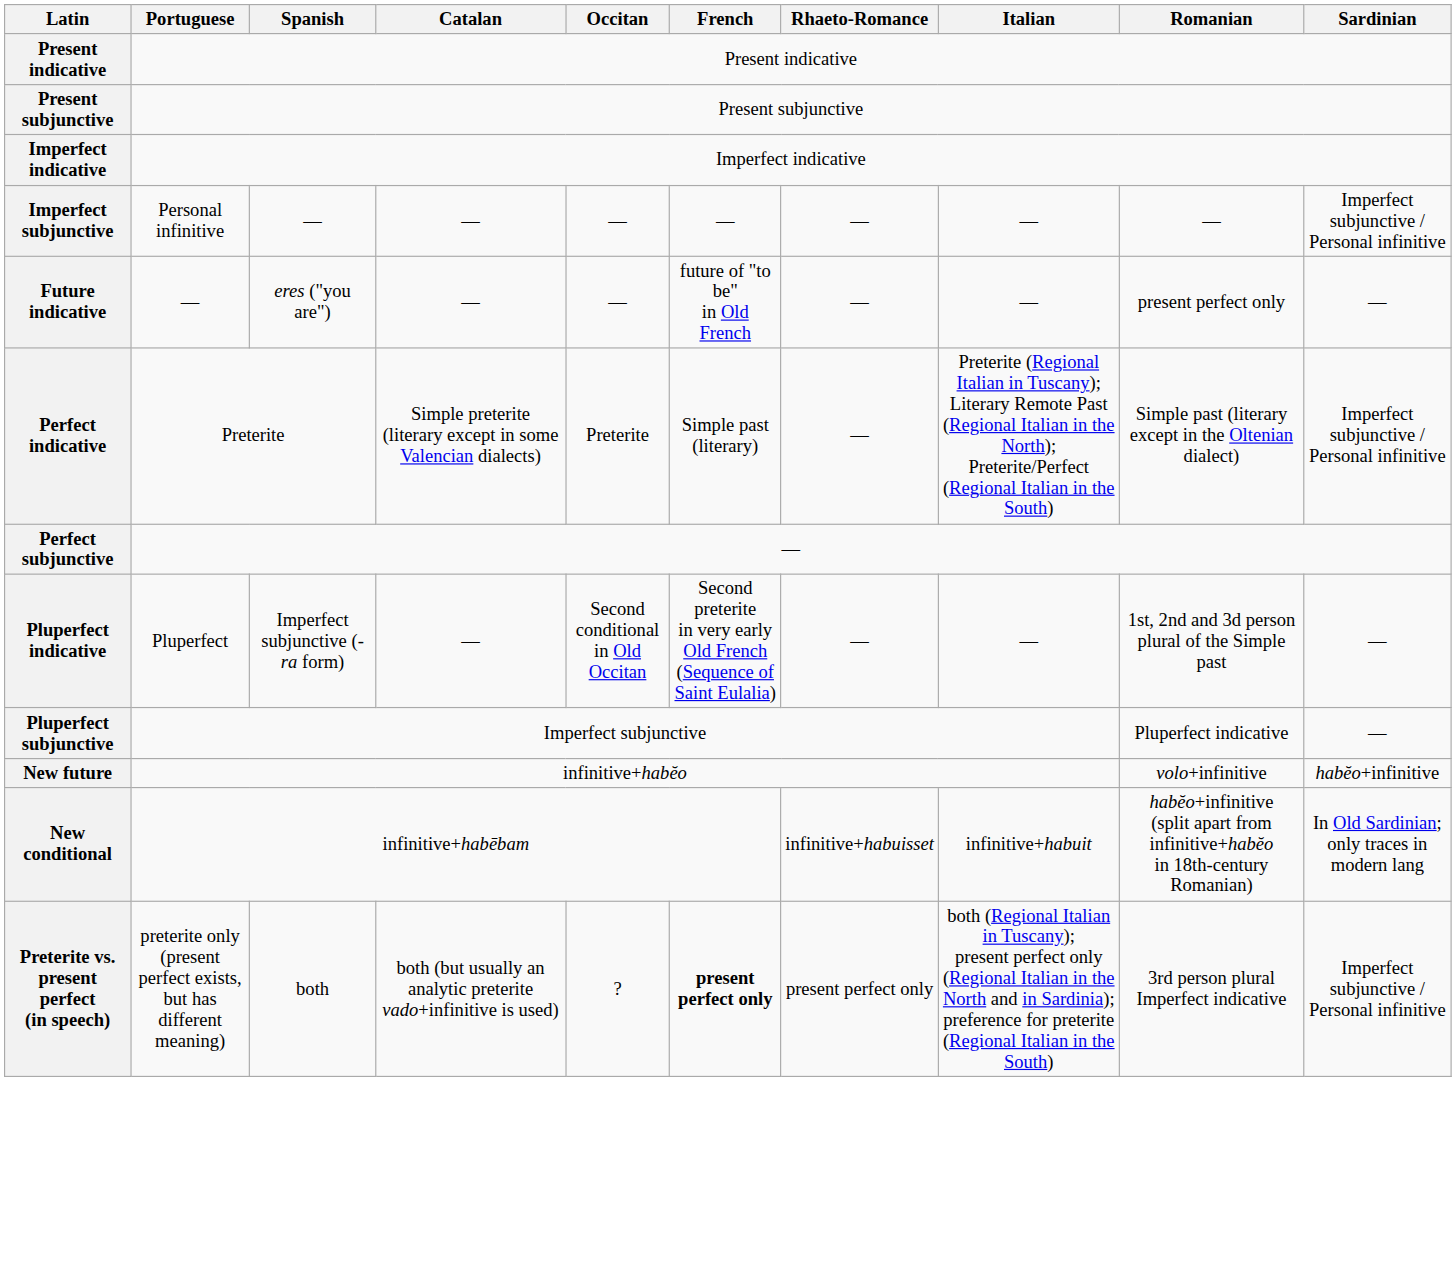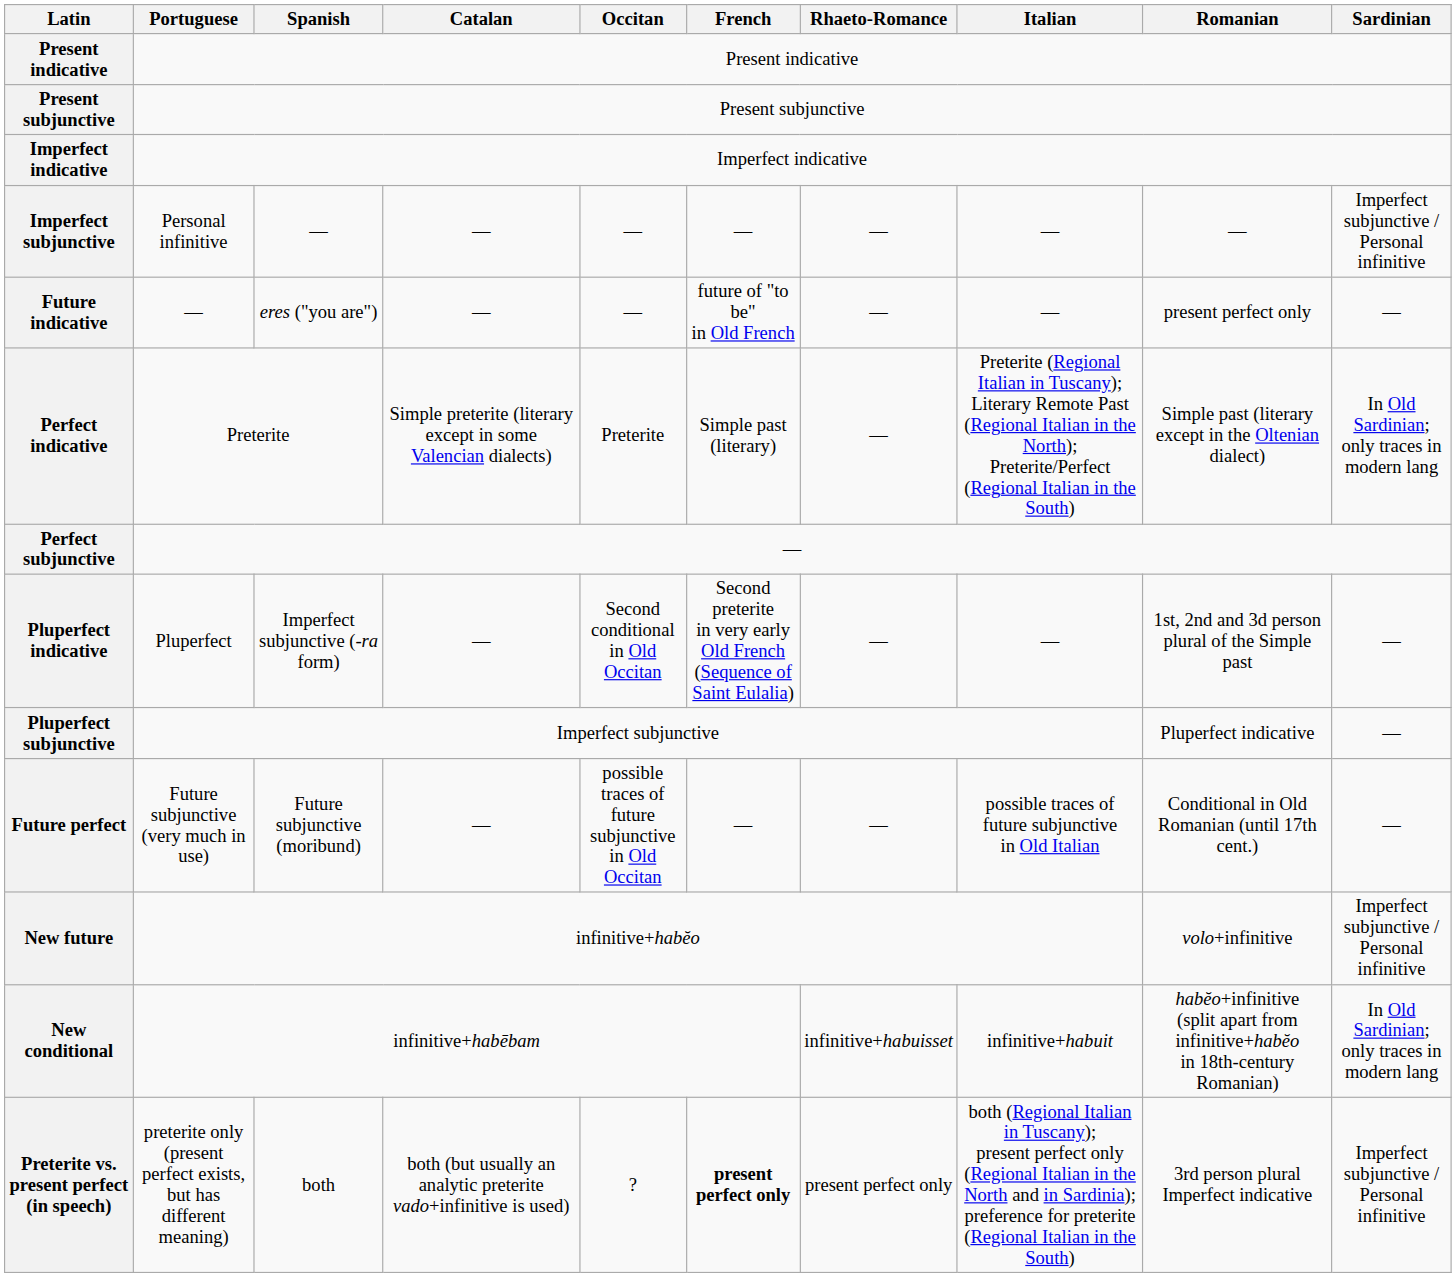(1377, 435) Imperfect subjunctive / Personal infinitive -> (1392, 435) In Old Sardinian; only traces in modern lang
+ row: (69, 825)
(1377, 772) habĕo+infinitive -> (1392, 938) Imperfect subjunctive / Personal infinitive
